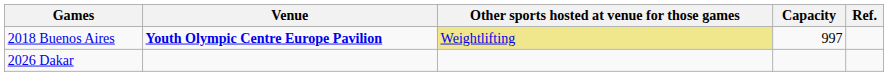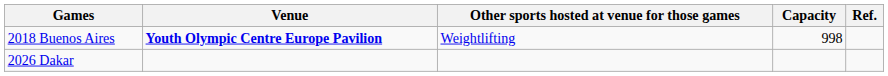(478, 37) khaki background -> (478, 37) no background
(832, 37) 997 -> (832, 37) 998
